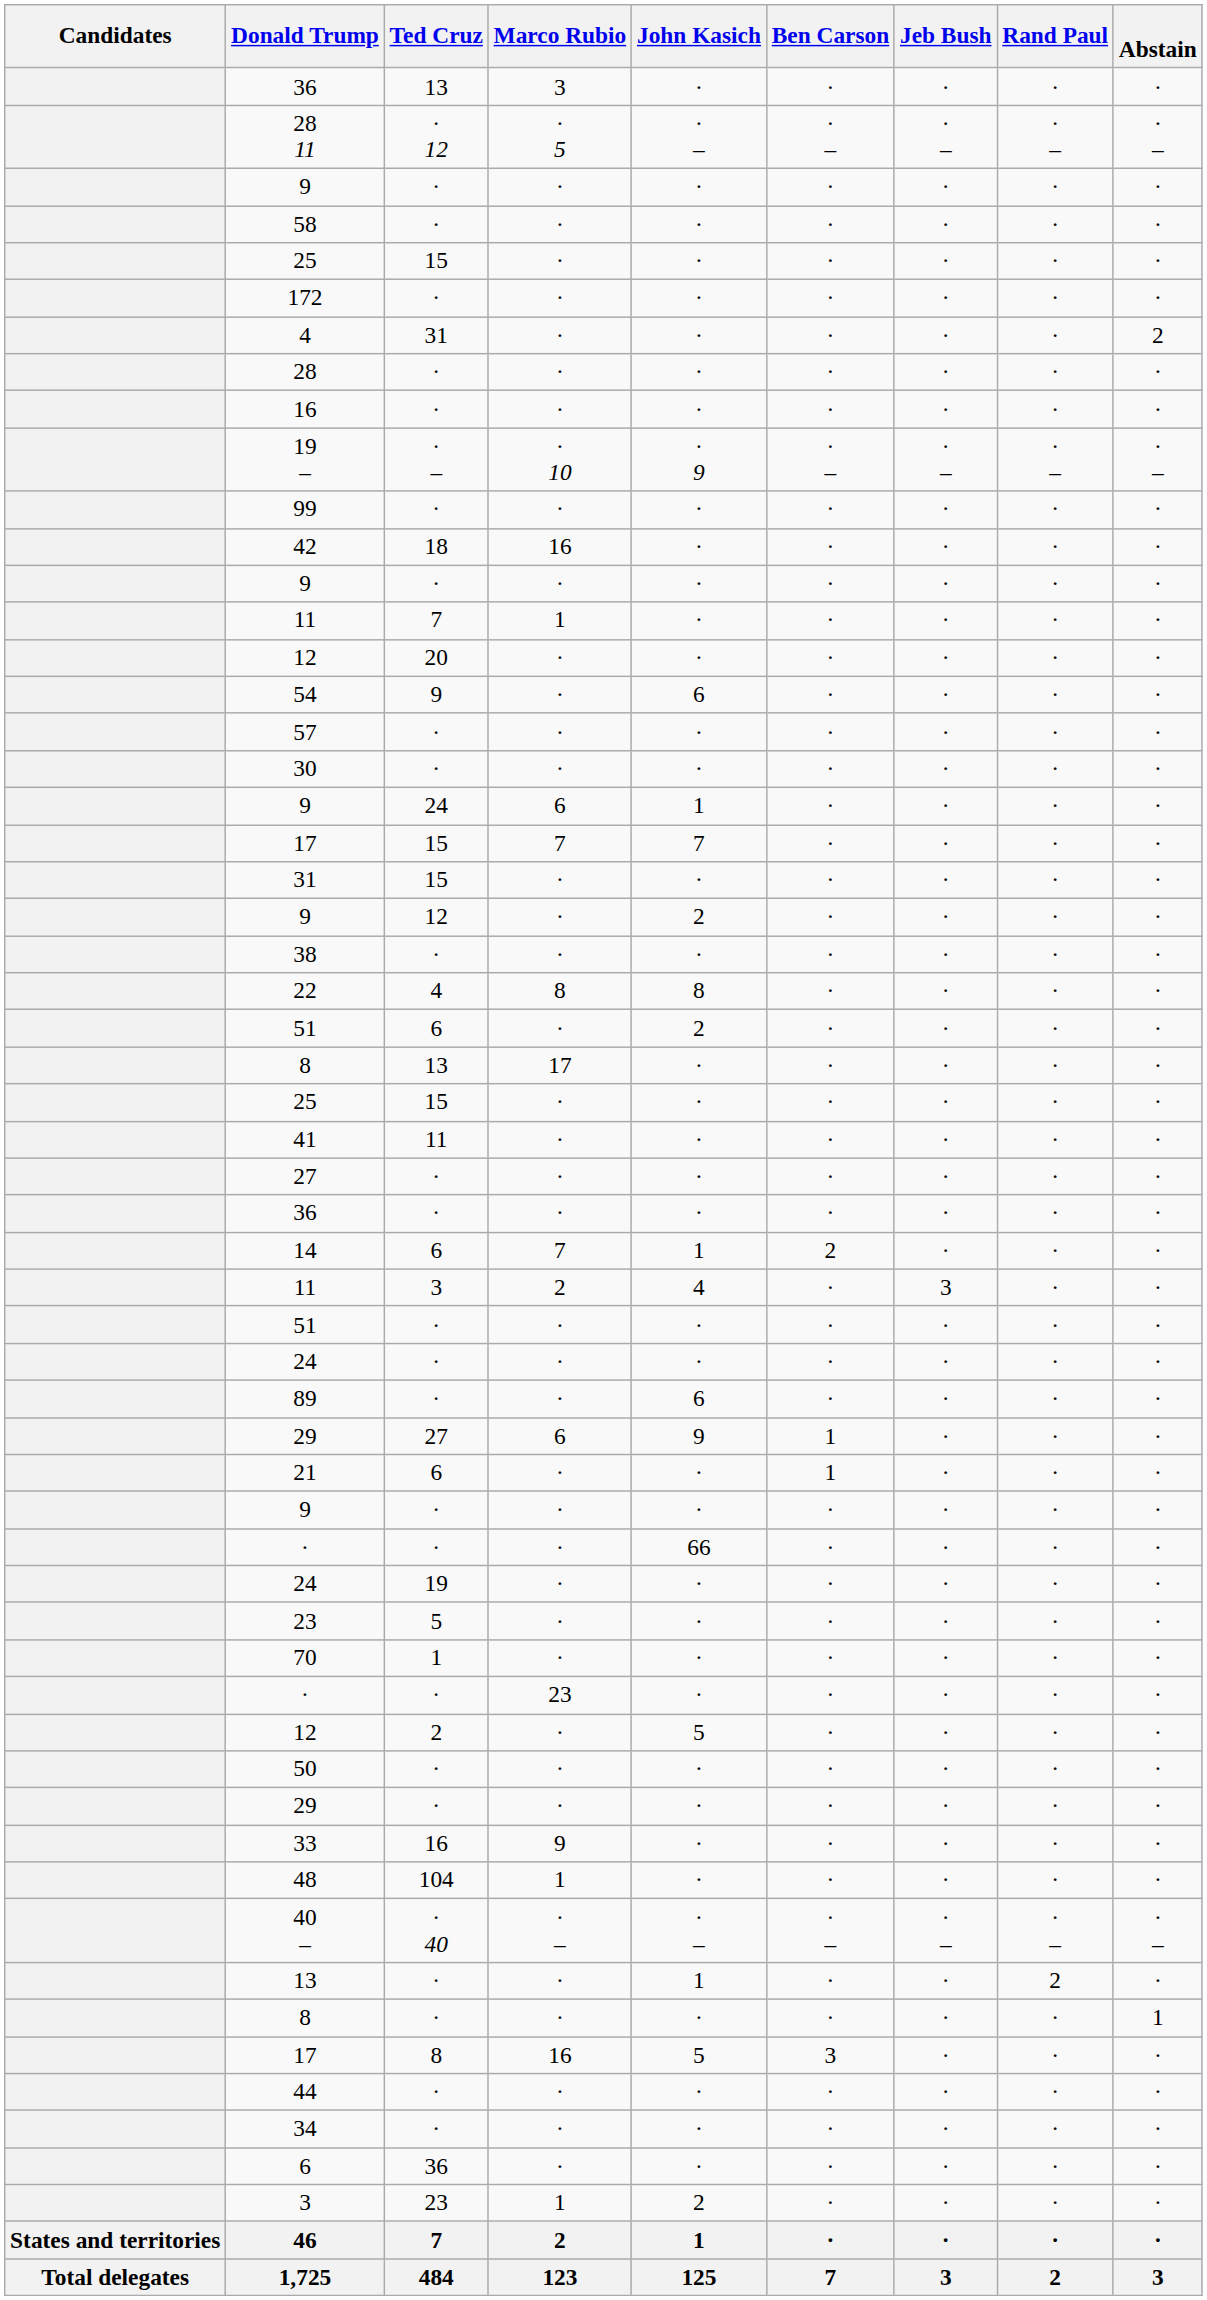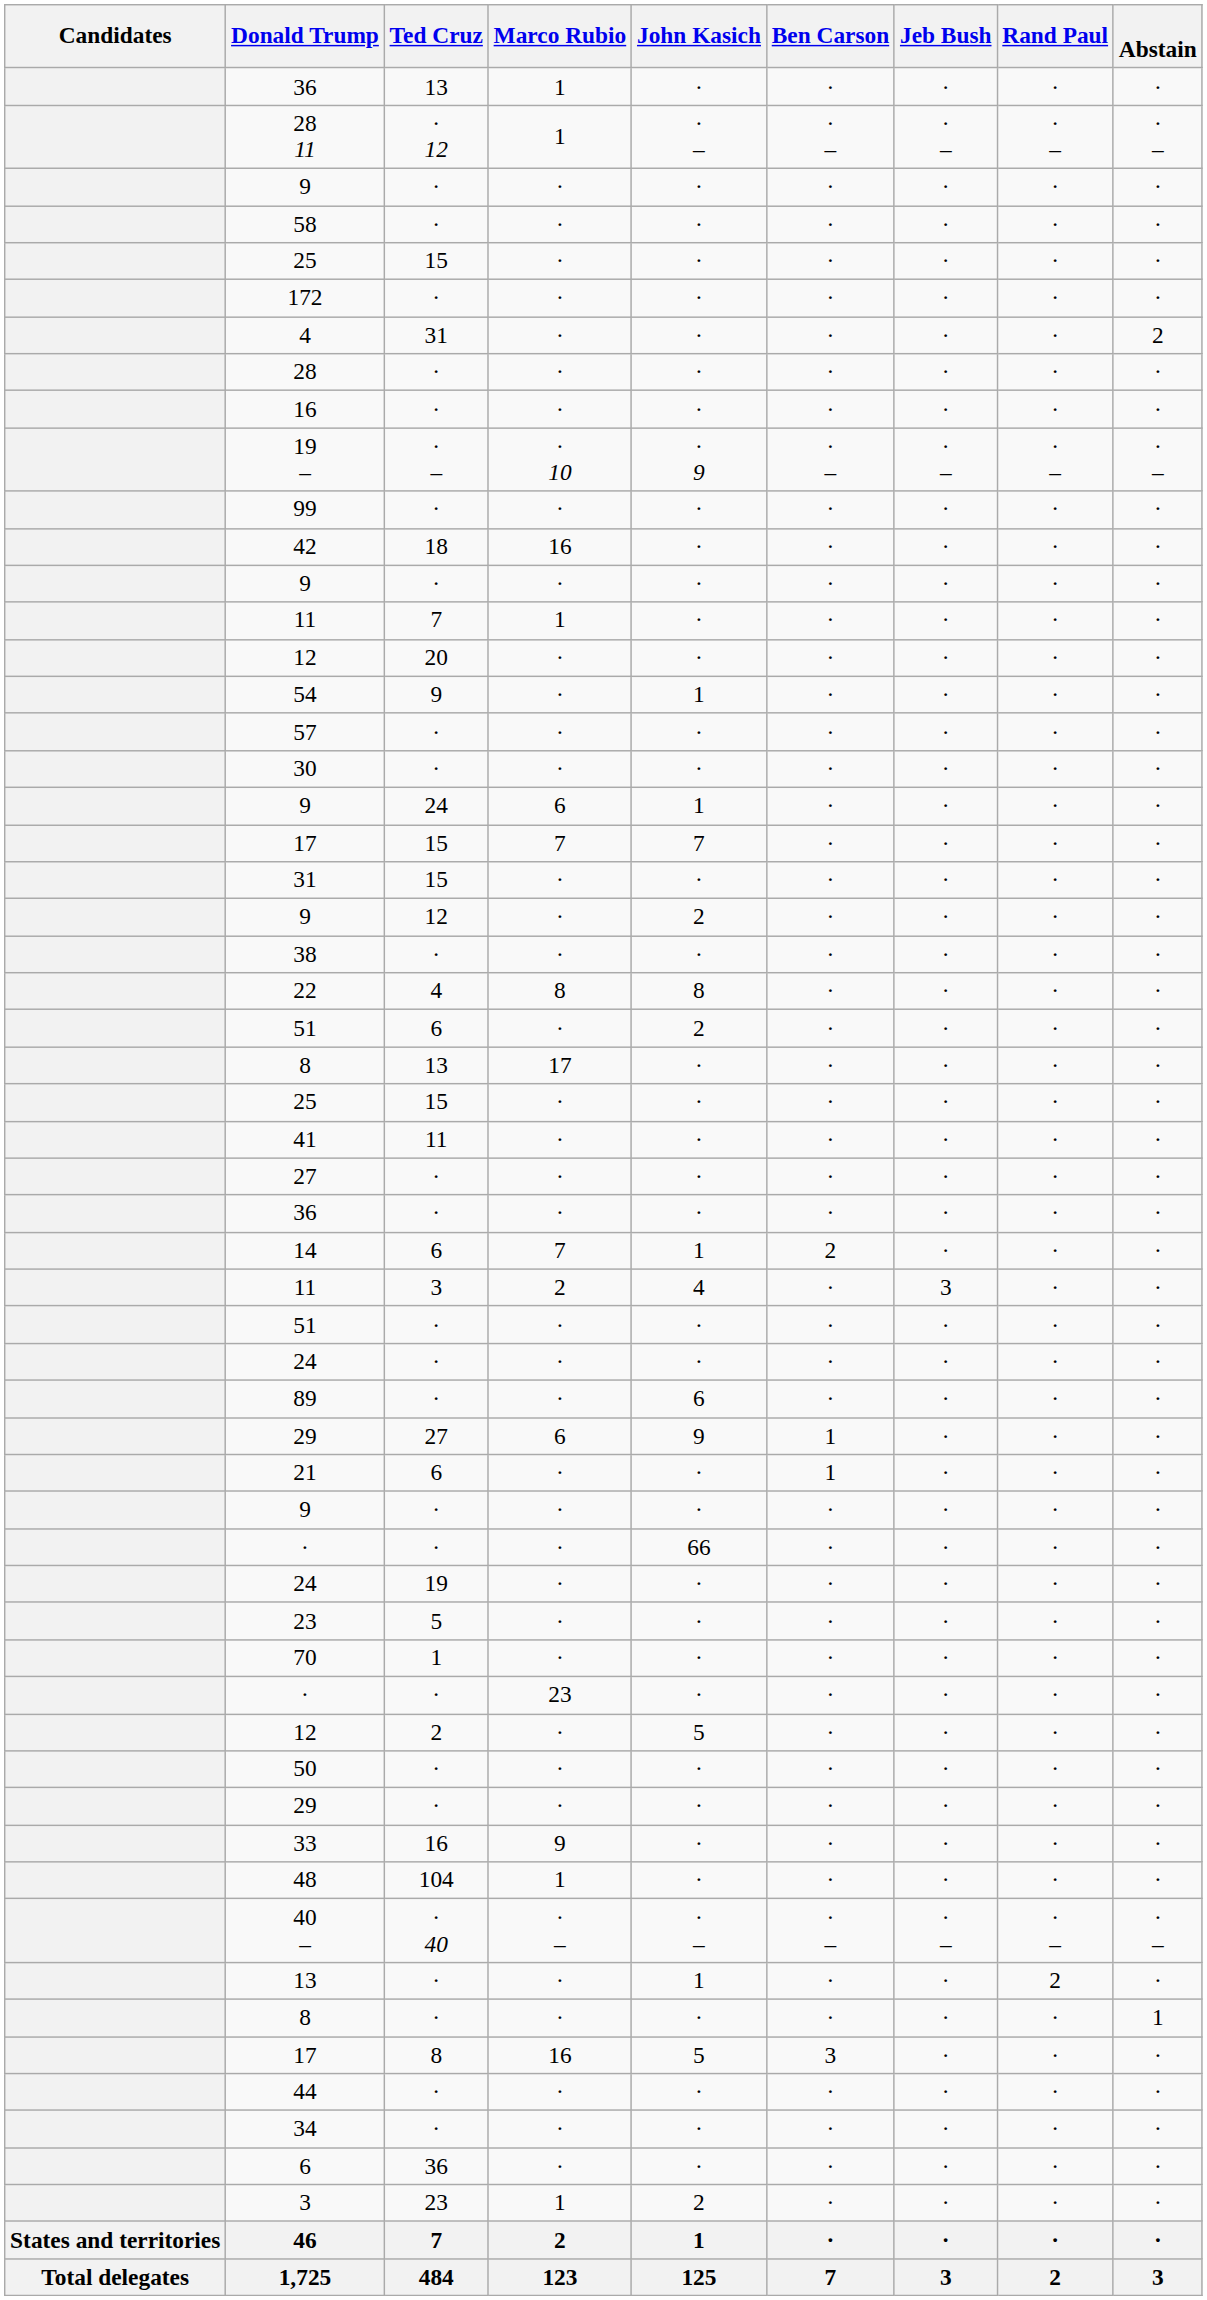(560, 86) 3 -> (560, 86) 1
(560, 136) · 5 -> (560, 136) 1
(699, 694) 6 -> (699, 694) 1
